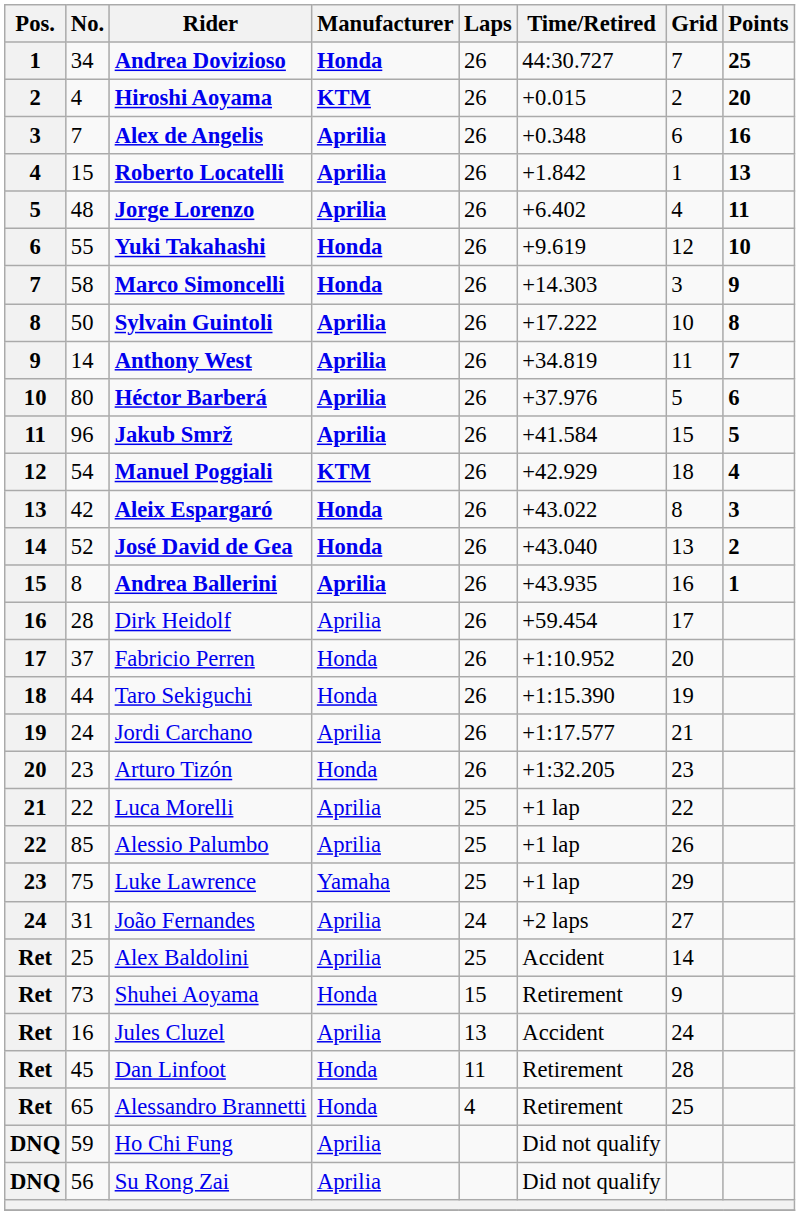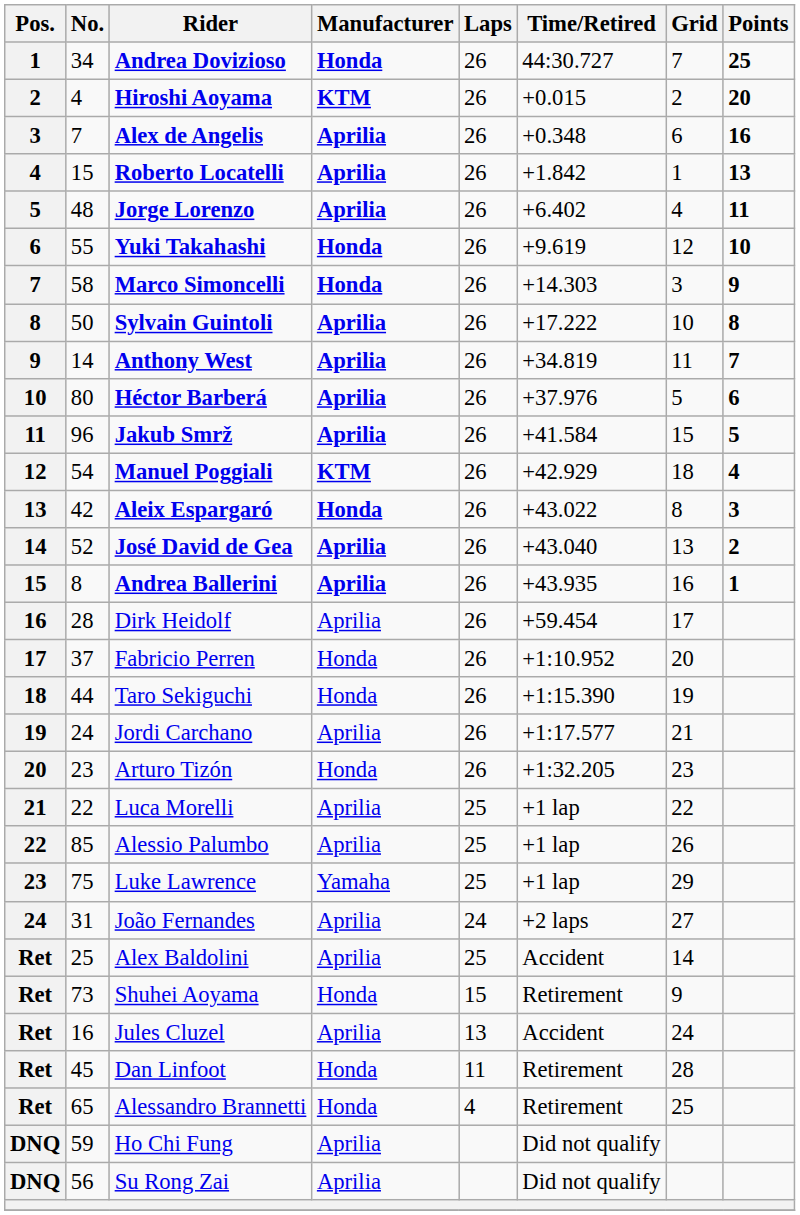(350, 546) Honda -> (351, 546) Aprilia
